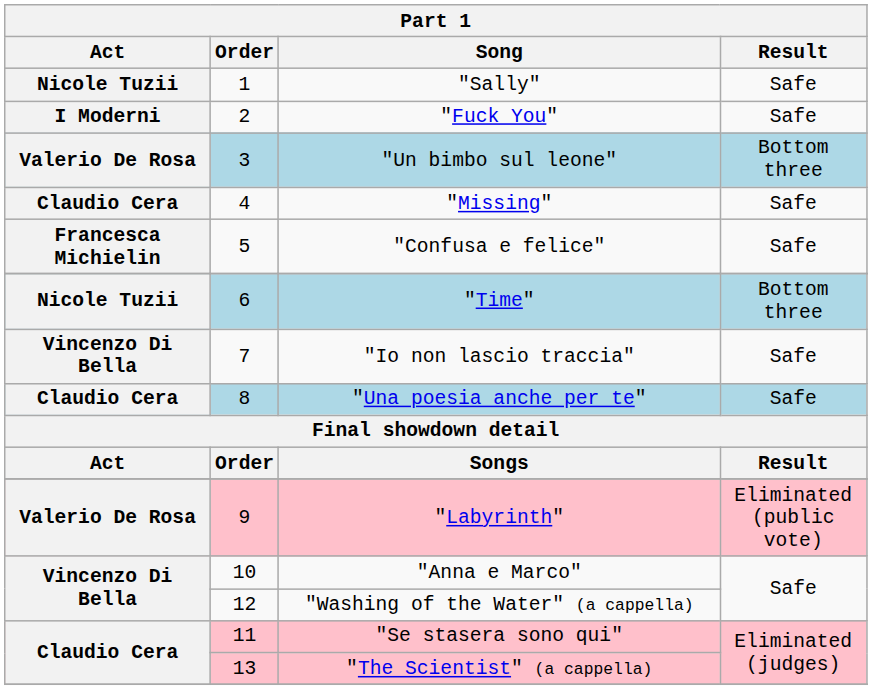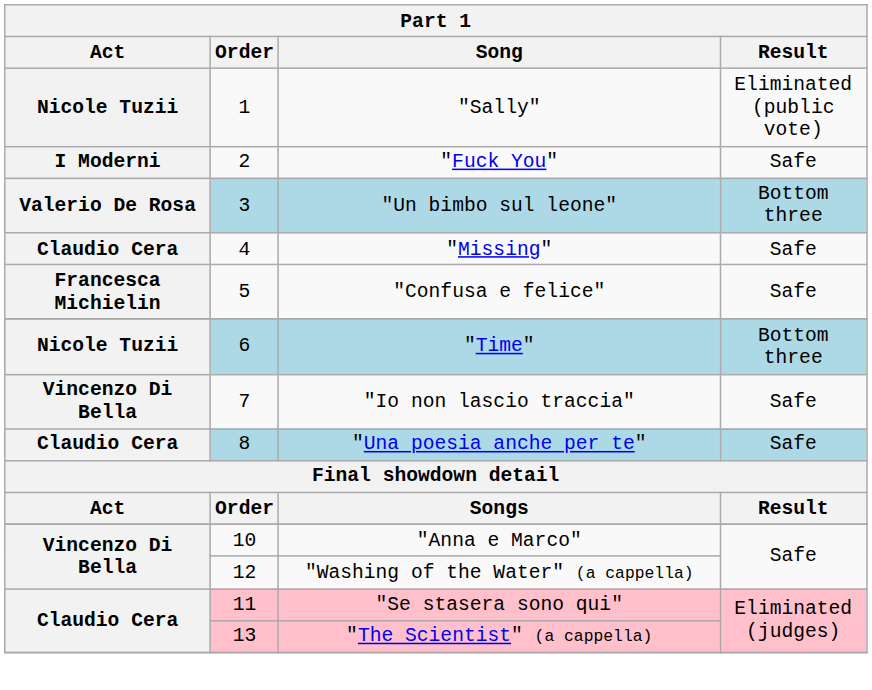(793, 85) Safe -> (793, 107) Eliminated (public vote)
- row: (499, 518)
